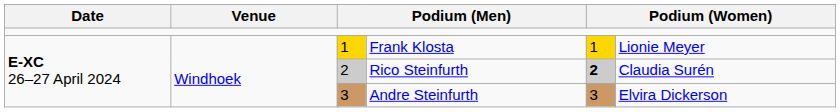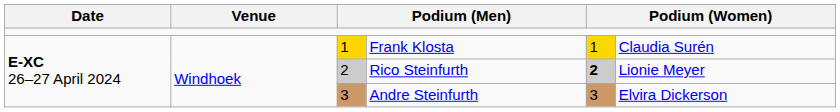(662, 47) Lionie Meyer -> (666, 47) Claudia Surén
(666, 71) Claudia Surén -> (662, 71) Lionie Meyer
